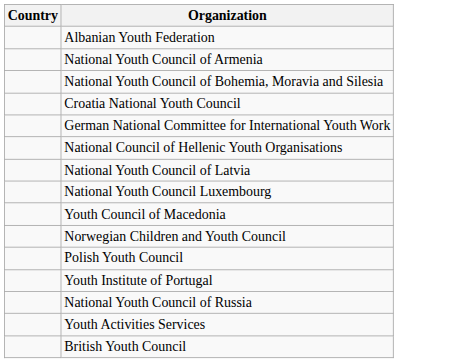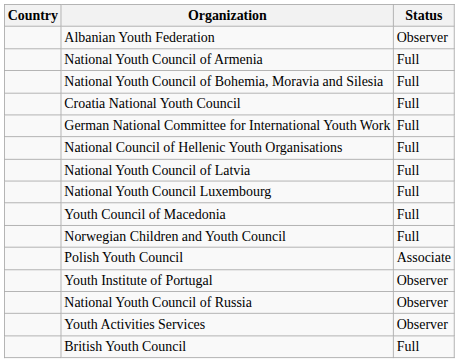+ column: (424, 15)
